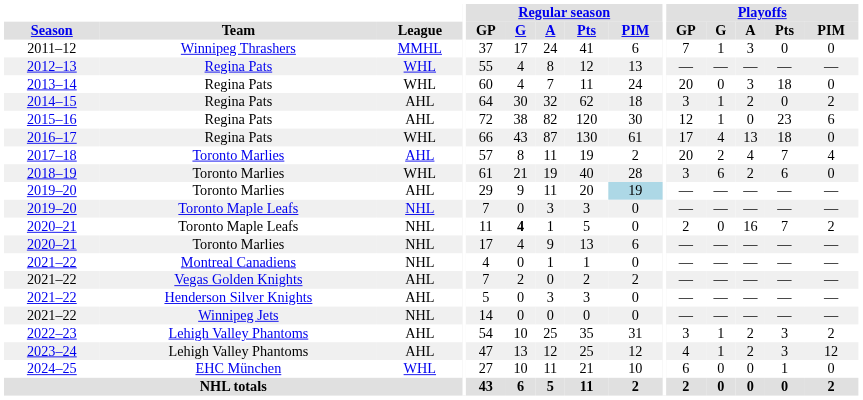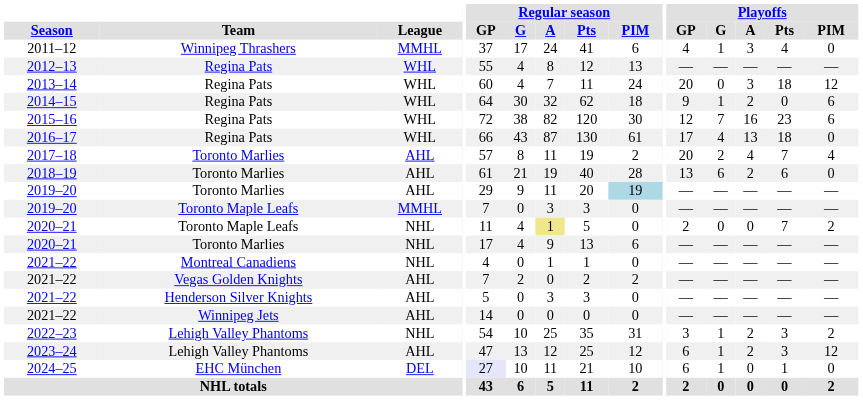(686, 48) 7 -> (686, 48) 4
(784, 48) 0 -> (784, 48) 4
(831, 84) 0 -> (831, 84) 12
(420, 101) AHL -> (420, 101) WHL
(686, 101) 3 -> (686, 101) 9
(831, 101) 2 -> (831, 101) 6
(420, 119) AHL -> (420, 119) WHL
(721, 119) 1 -> (721, 119) 7
(750, 119) 0 -> (750, 119) 16
(420, 173) WHL -> (420, 173) AHL
(686, 173) 3 -> (686, 173) 13
(420, 208) NHL -> (420, 208) MMHL
(521, 226) bold -> (521, 226) normal
(550, 226) no background -> (550, 226) khaki background
(750, 226) 16 -> (750, 226) 0
(420, 315) NHL -> (420, 315) AHL
(420, 333) AHL -> (420, 333) NHL
(686, 351) 4 -> (686, 351) 6
(420, 368) WHL -> (420, 368) DEL
(486, 368) no background -> (486, 368) lavender background
(721, 368) 0 -> (721, 368) 1
